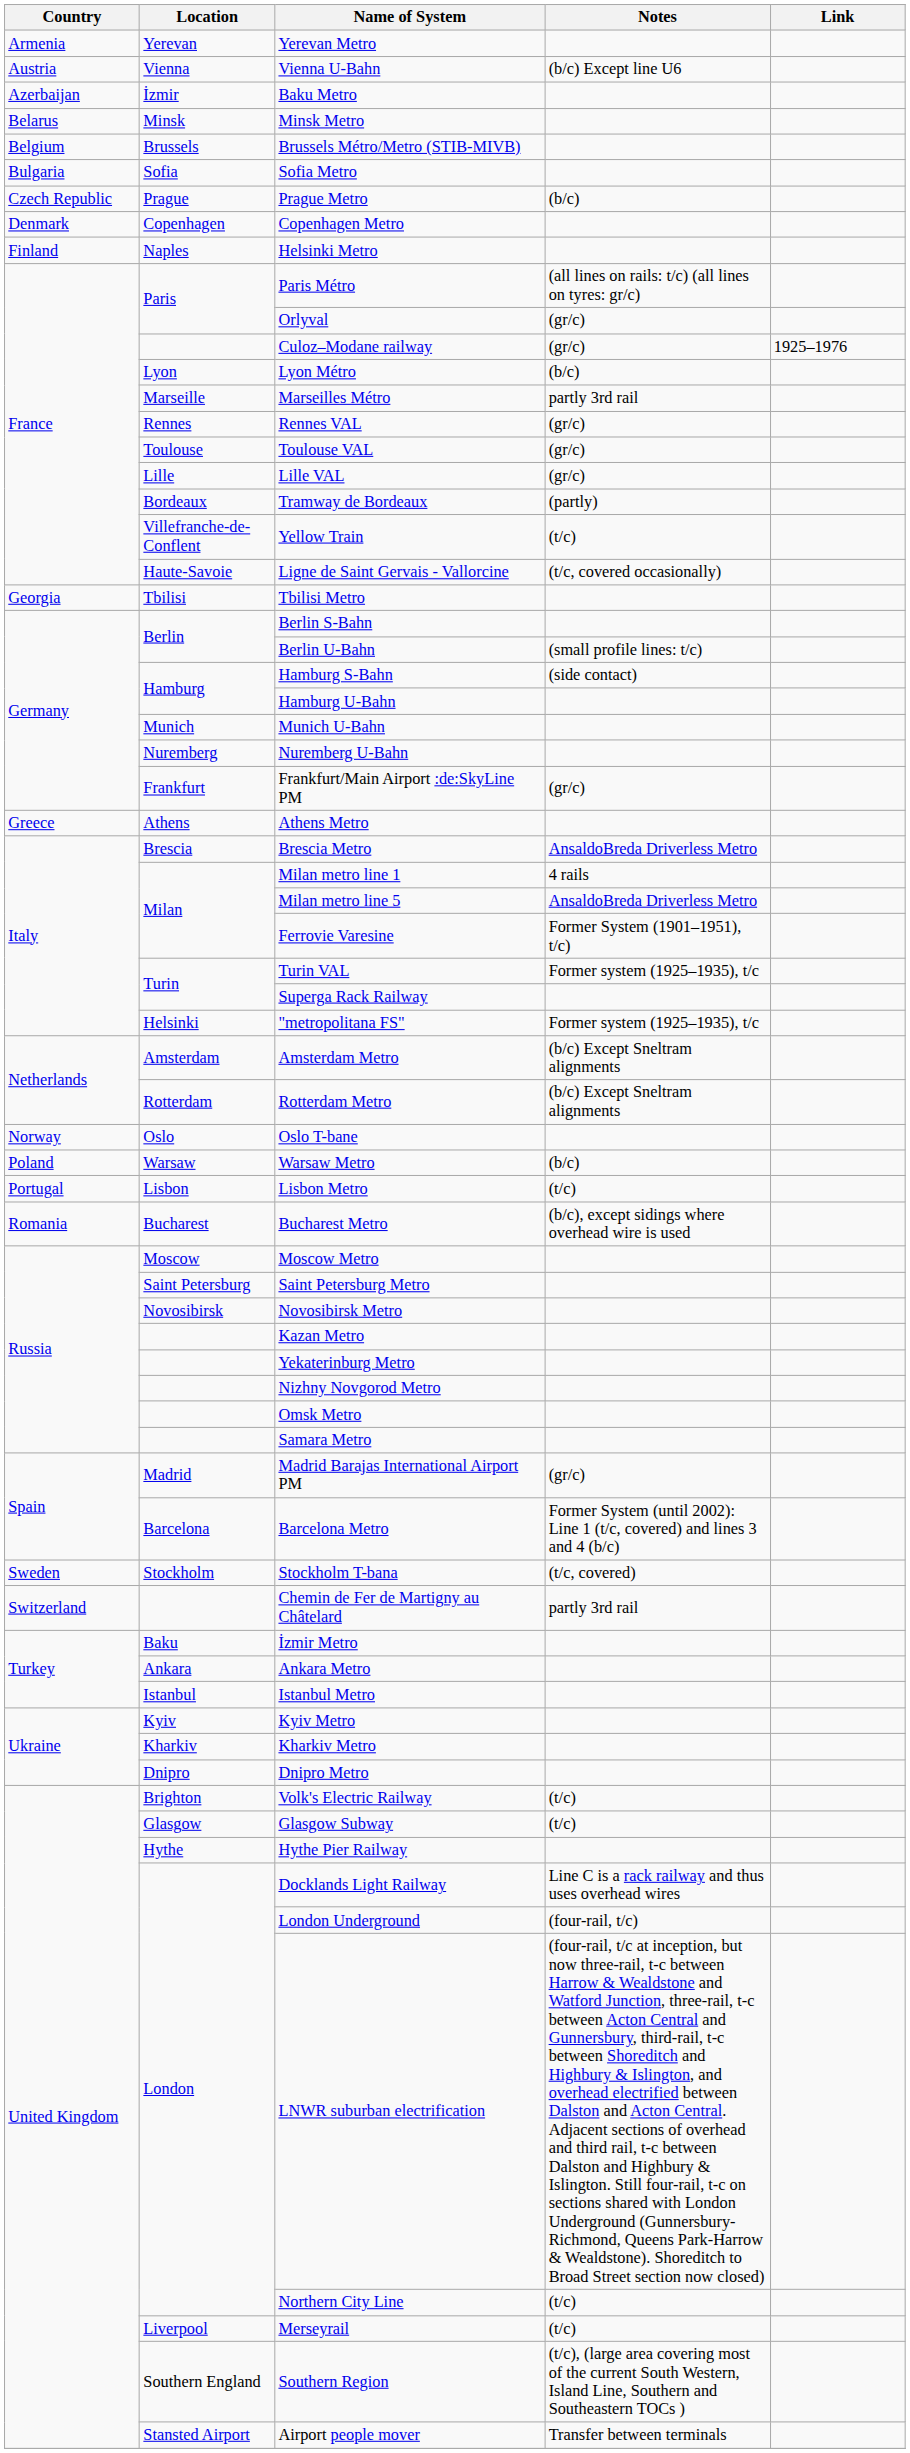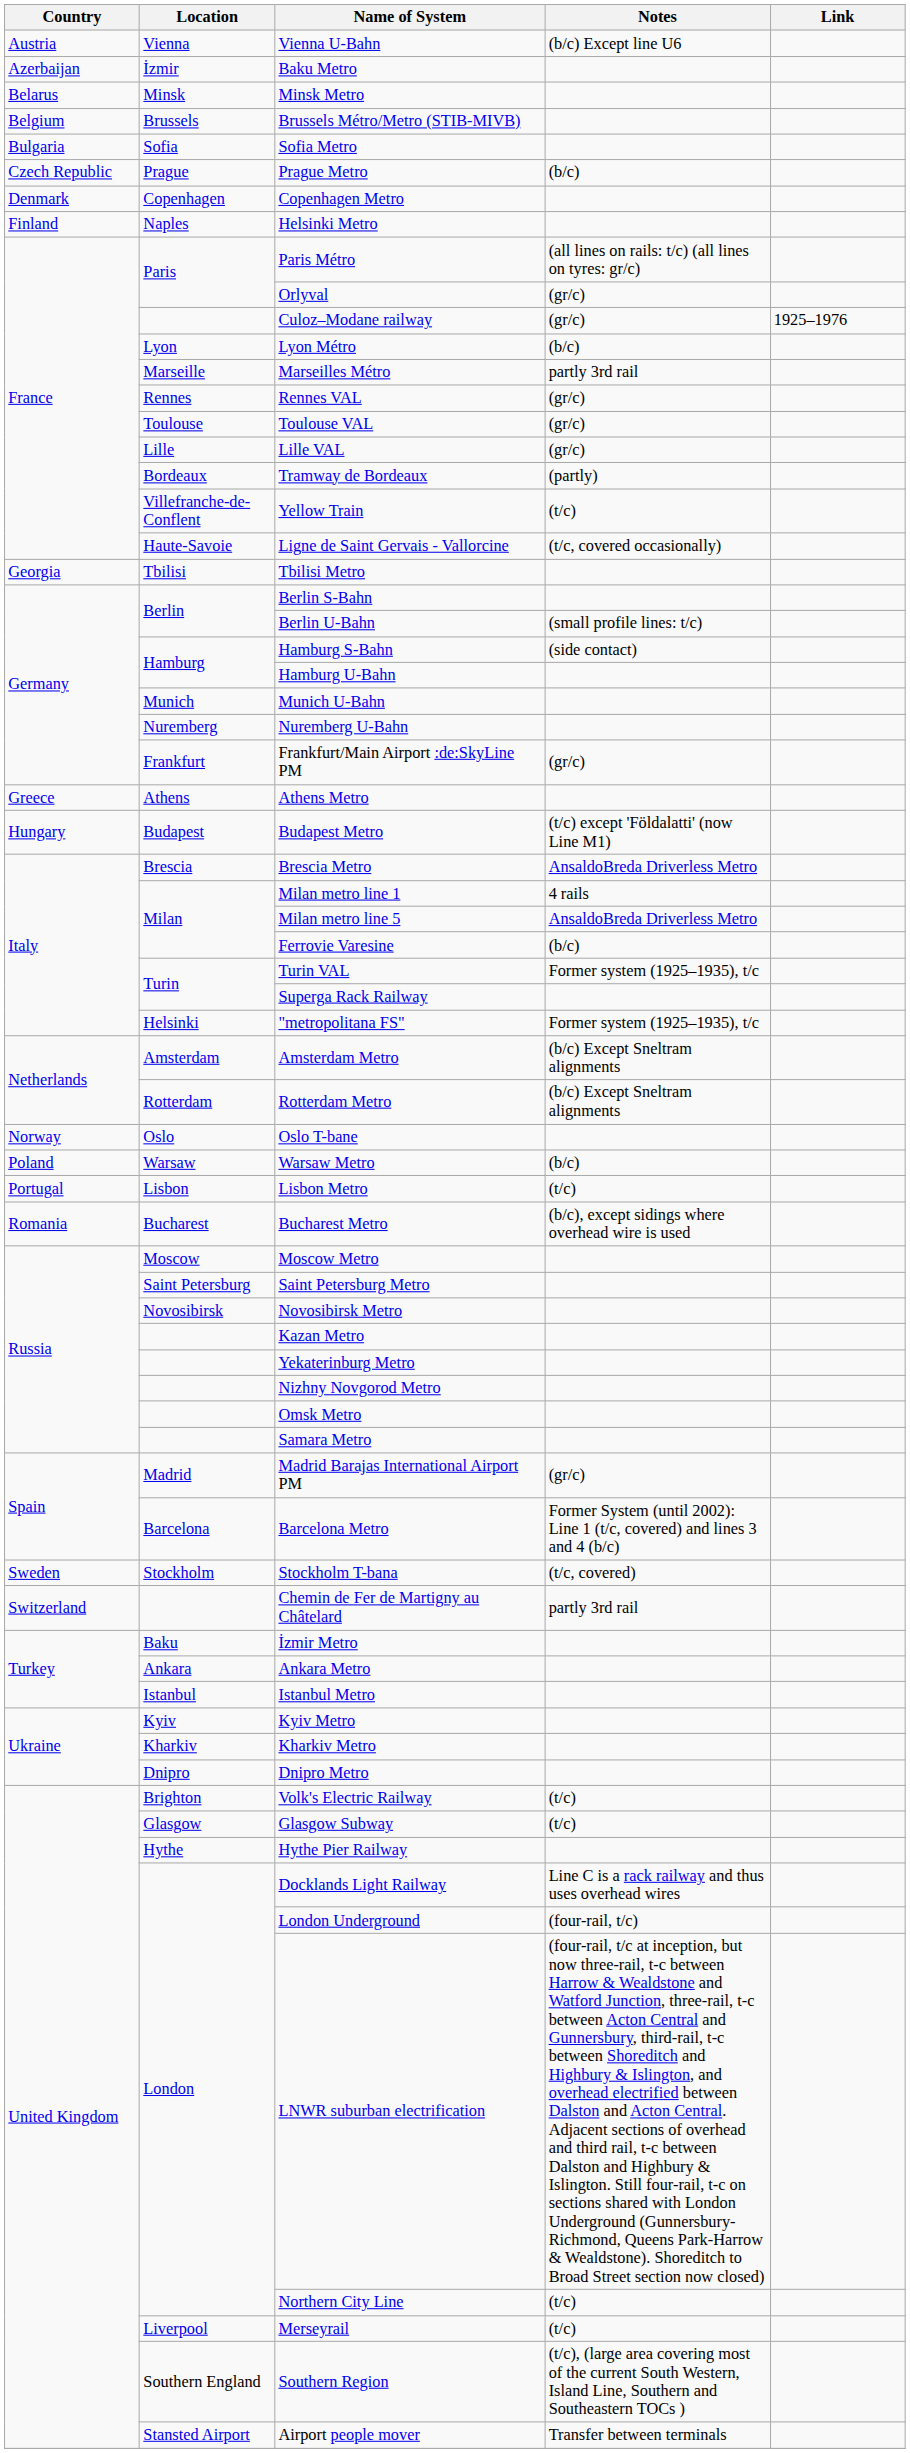- row: (327, 43)
+ row: (331, 832)
(645, 935) Former System (1901–1951), t/c) -> (564, 945) (b/c)
